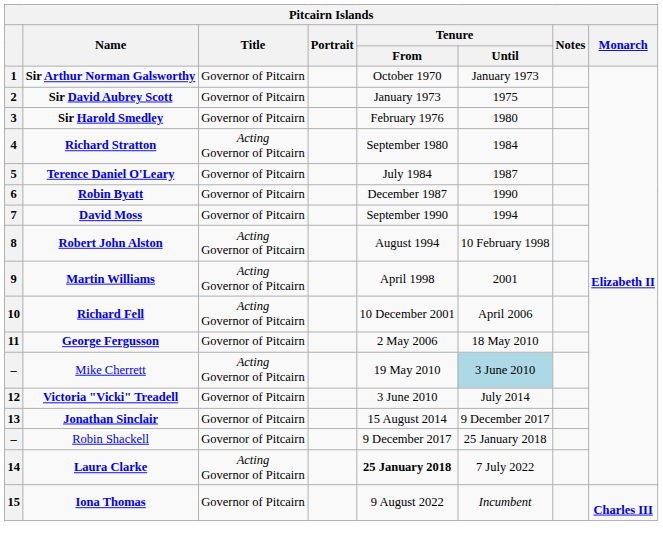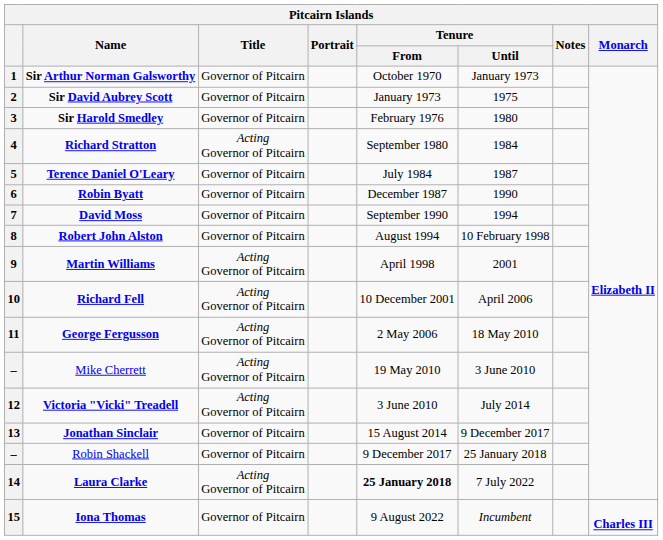(253, 242) Acting Governor of Pitcairn -> (253, 235) Governor of Pitcairn
(253, 341) Governor of Pitcairn -> (253, 334) Acting Governor of Pitcairn
(505, 369) lightblue background -> (505, 369) no background
(253, 397) Governor of Pitcairn -> (253, 405) Acting Governor of Pitcairn
